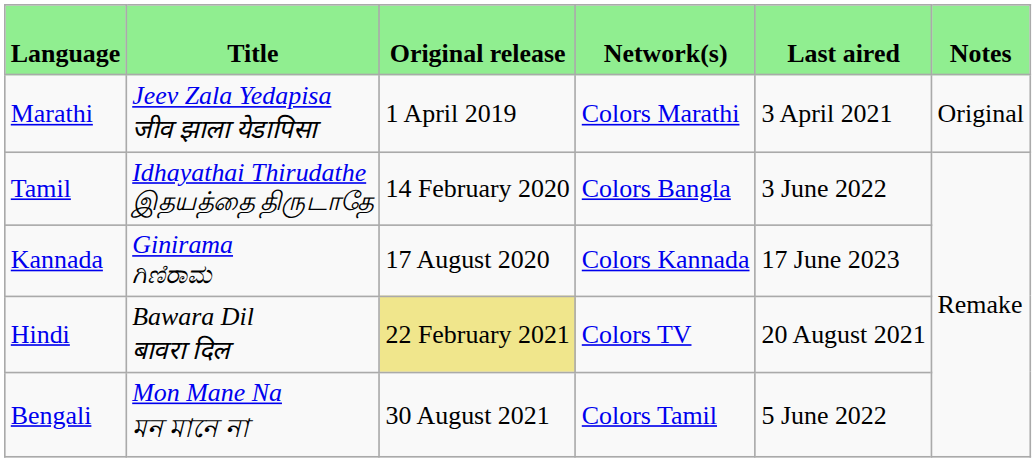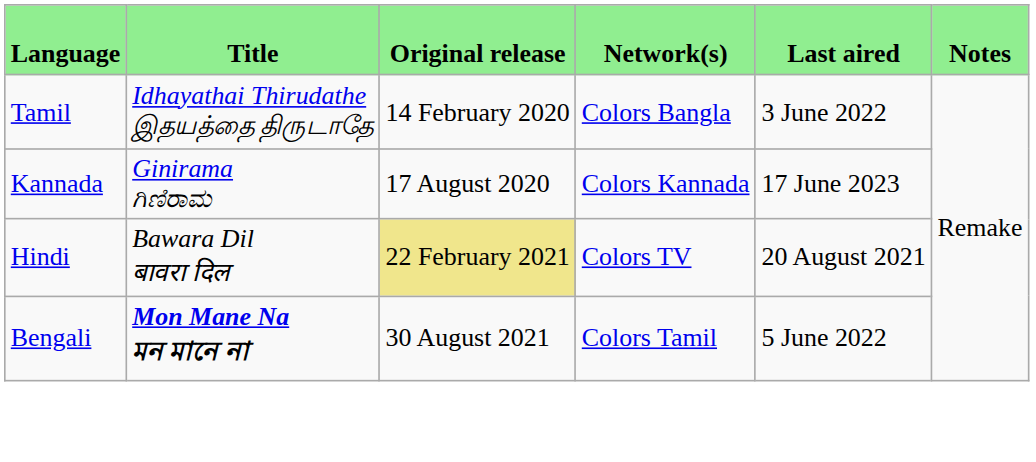- row: (52, 113)
(207, 410) normal -> (211, 333) bold
